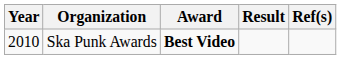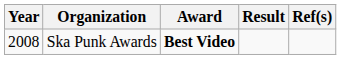(24, 41) 2010 -> (24, 41) 2008
